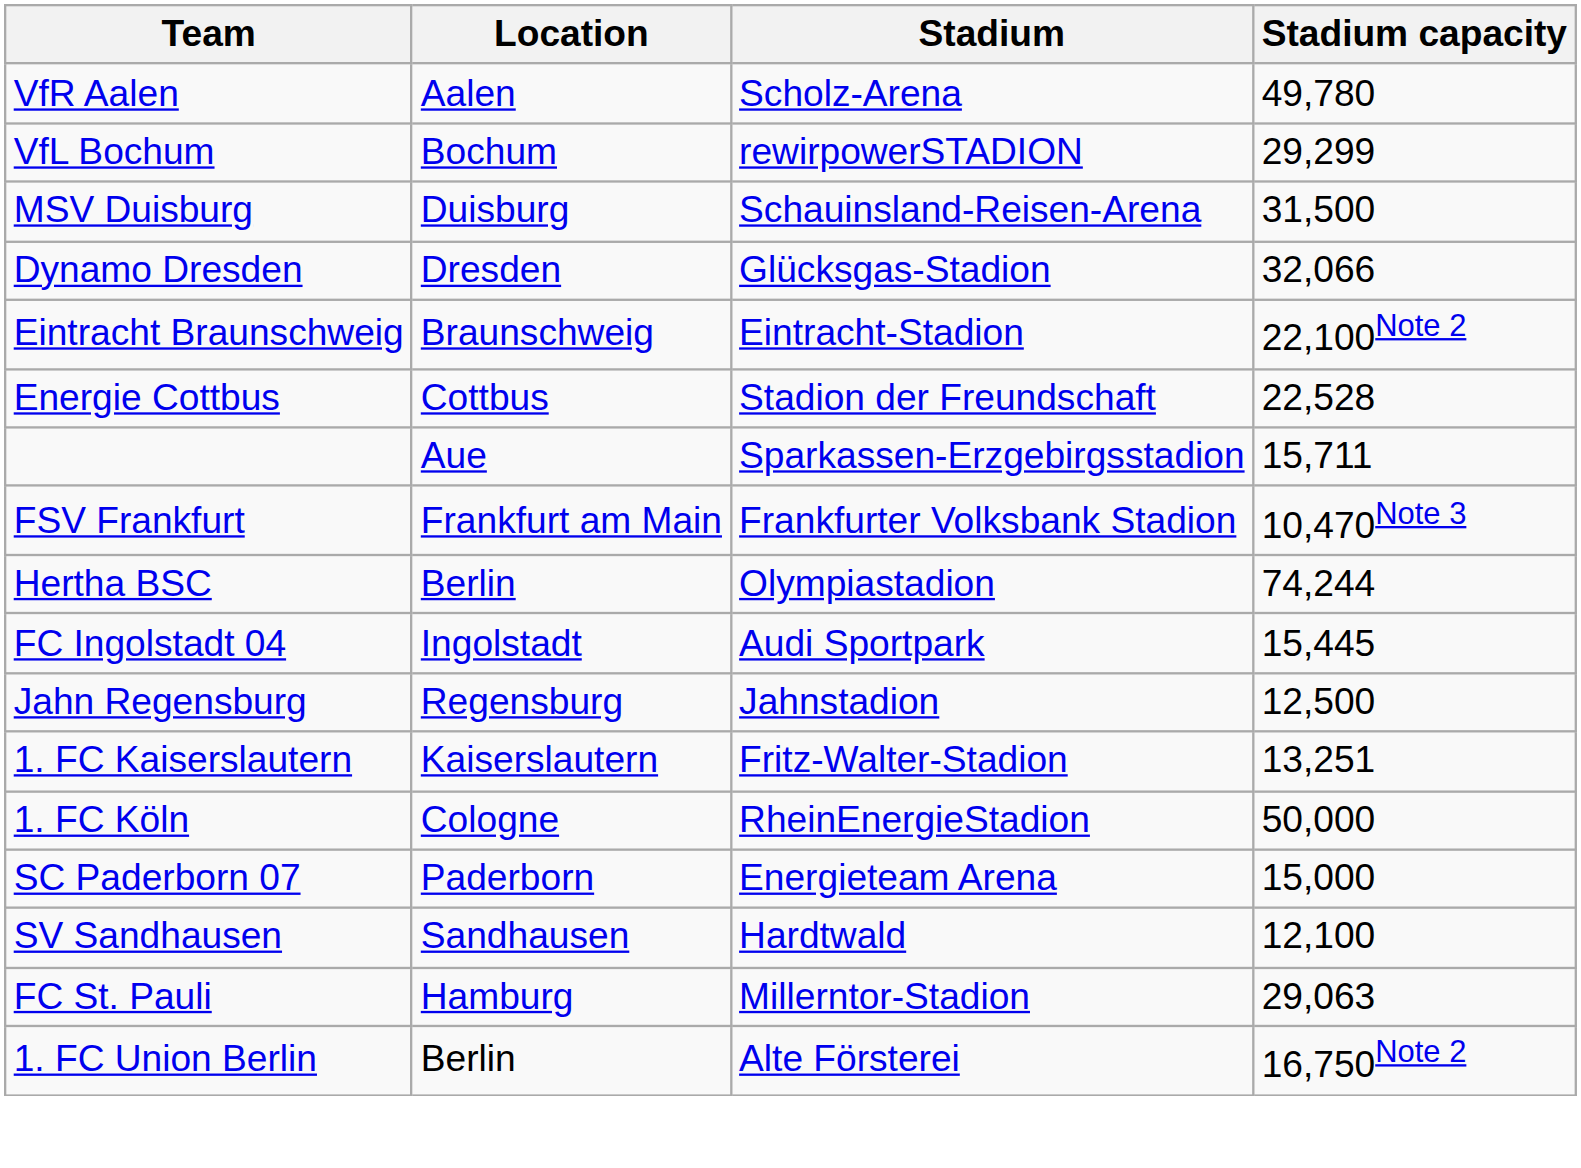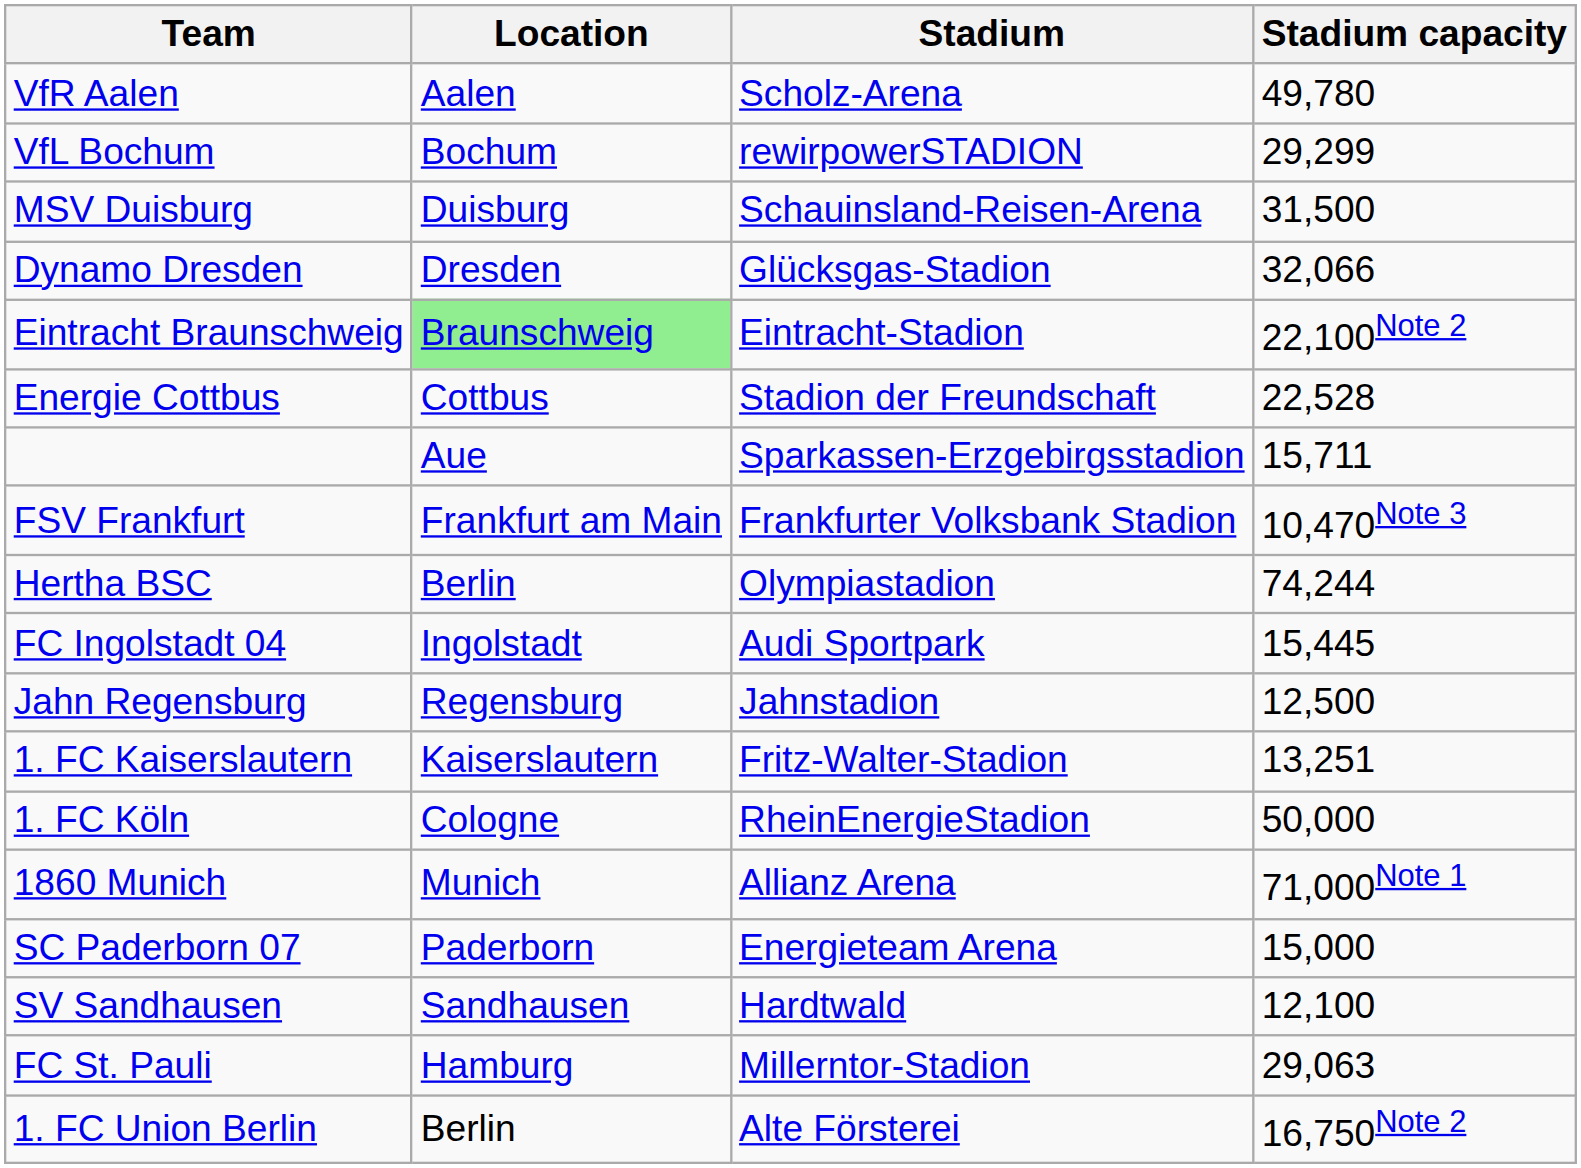(537, 333) no background -> (537, 333) lightgreen background
+ row: (120, 883)
